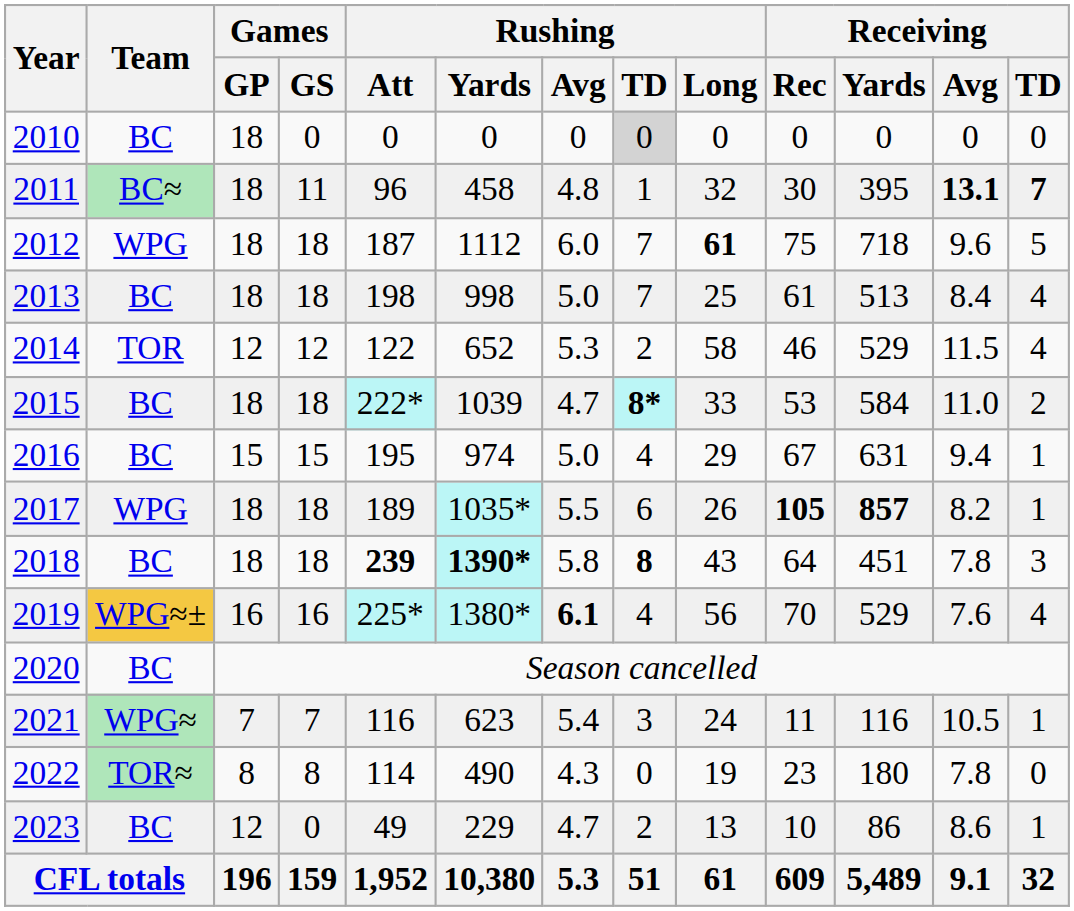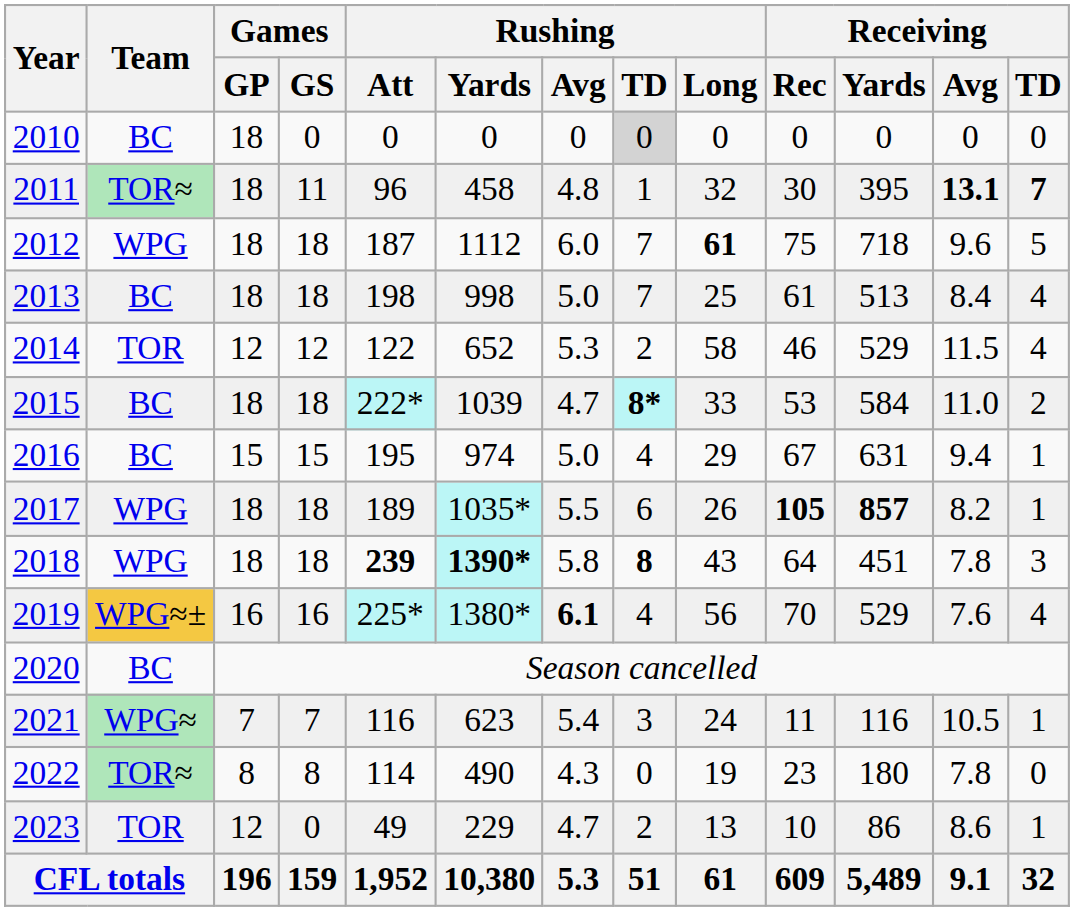(151, 190) BC≈ -> (151, 190) TOR≈
(151, 561) BC -> (151, 561) WPG
(151, 826) BC -> (151, 826) TOR
